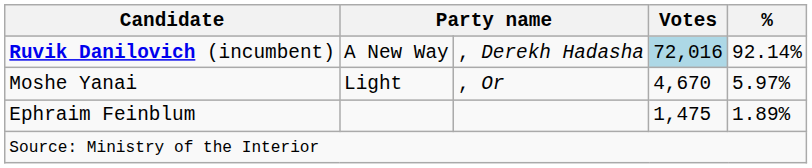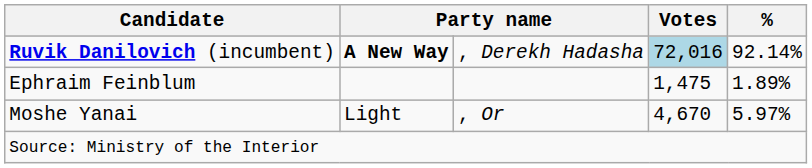(396, 52) normal -> (396, 52) bold
rows swapped: (73, 84) <-> (102, 115)
